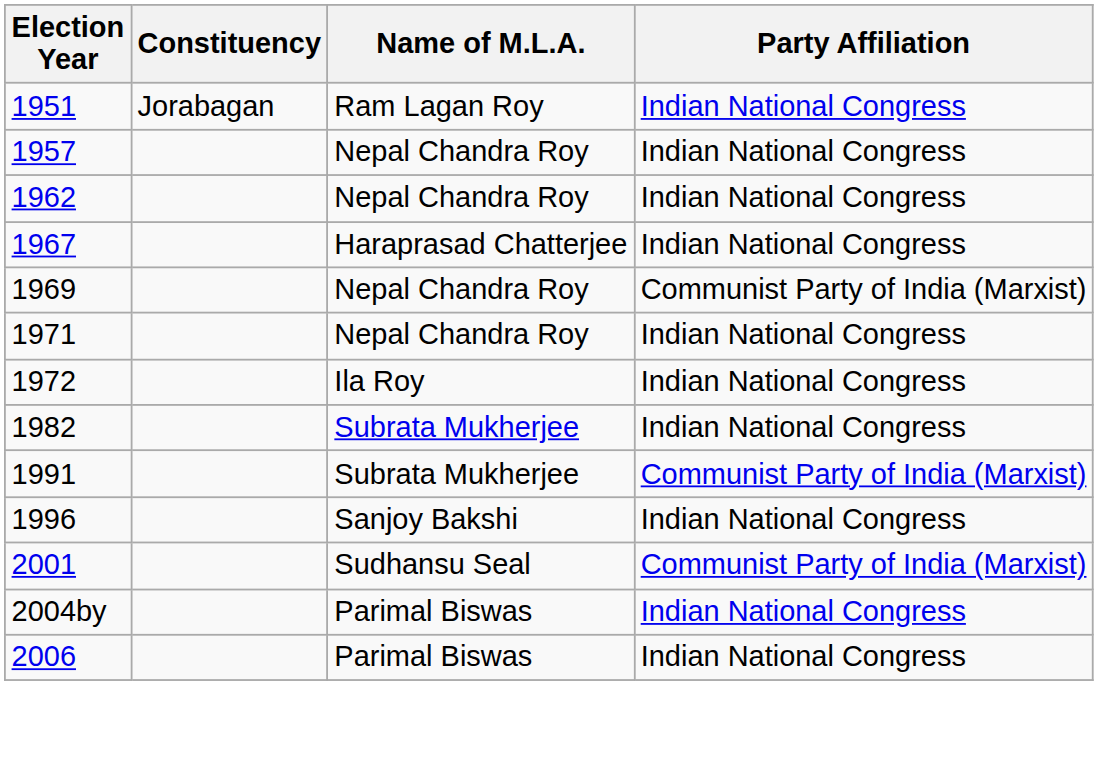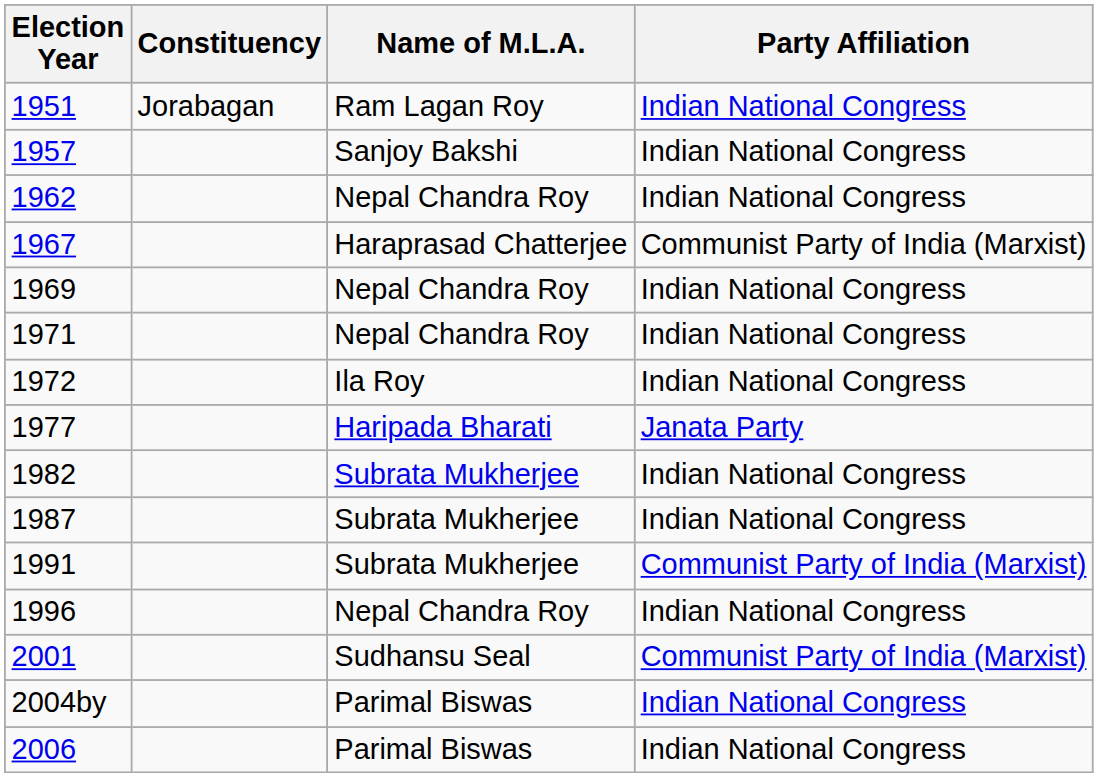(462, 151) Nepal Chandra Roy -> (426, 151) Sanjoy Bakshi
(803, 243) Indian National Congress -> (864, 243) Communist Party of India (Marxist)
(864, 289) Communist Party of India (Marxist) -> (803, 289) Indian National Congress
+ row: (44, 427)
+ row: (44, 519)
(426, 519) Sanjoy Bakshi -> (462, 611) Nepal Chandra Roy
